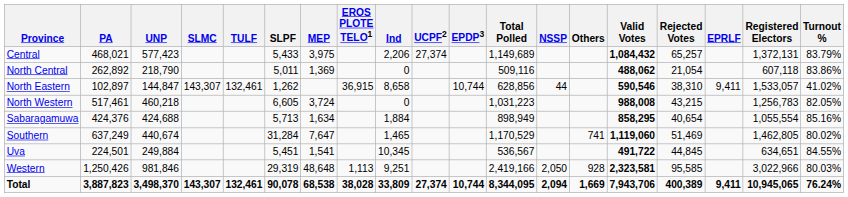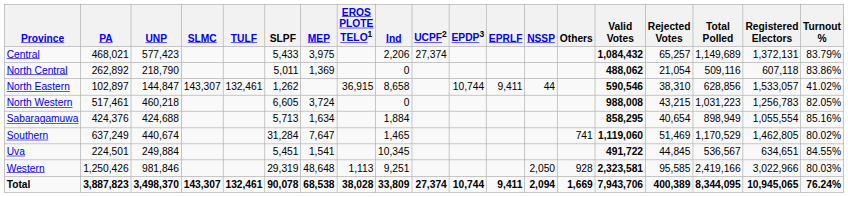columns swapped: (724, 38) <-> (512, 32)
